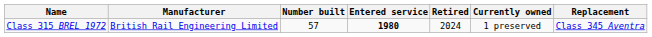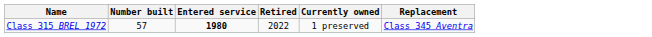- column: (194, 11)
(450, 26) 2024 -> (278, 26) 2022
